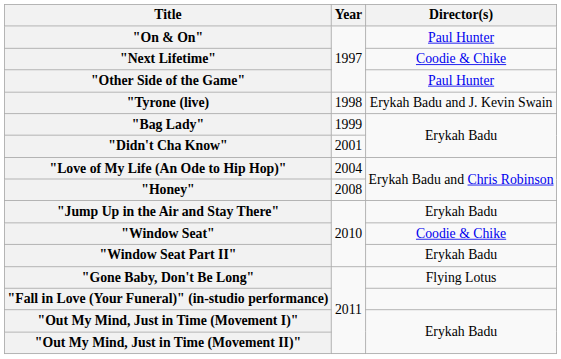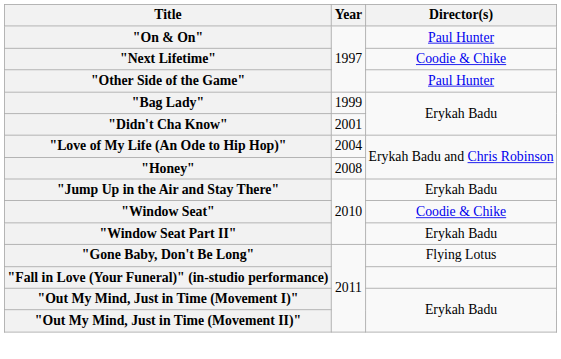- row: (168, 102)
